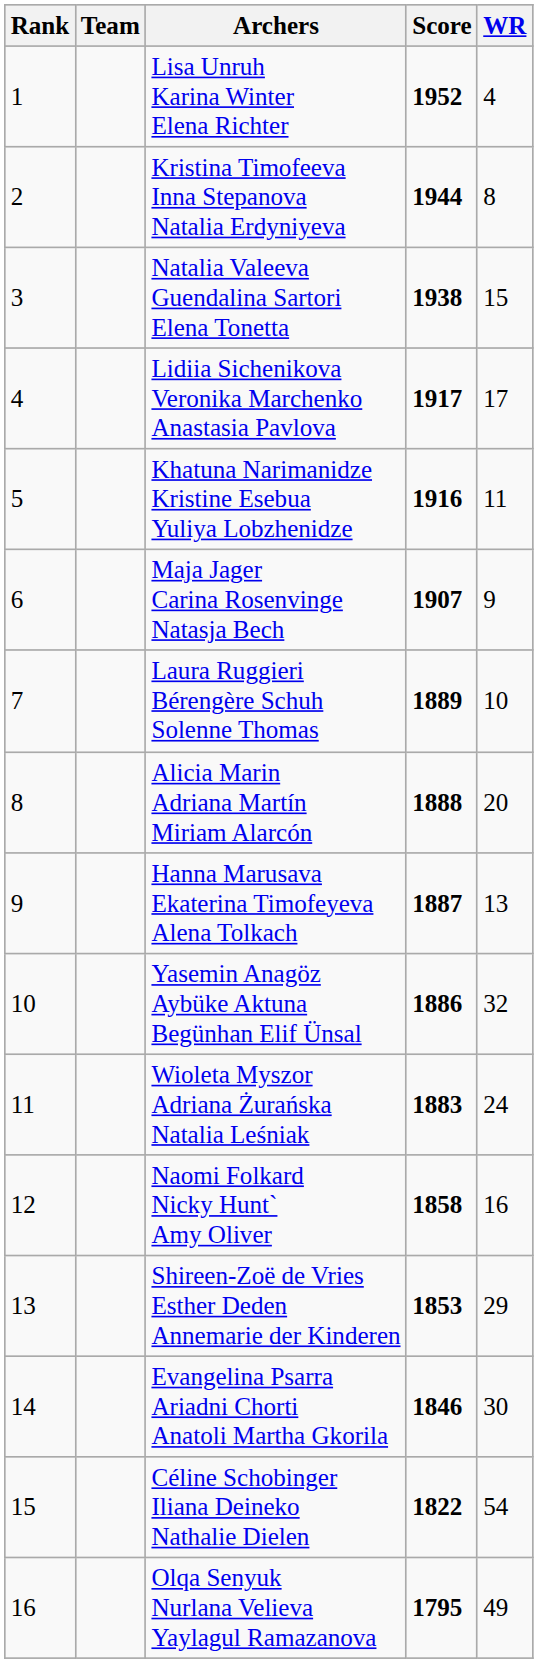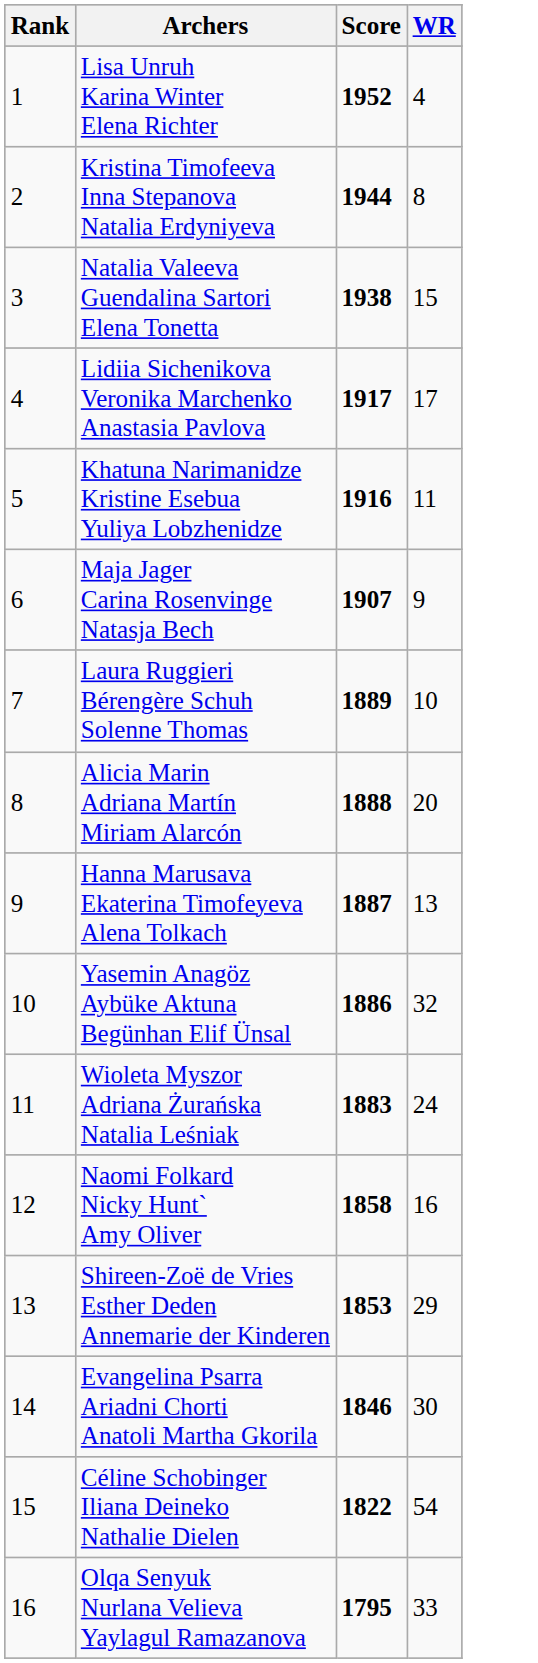- column: (110, 25)
(496, 1607) 49 -> (425, 1607) 33
